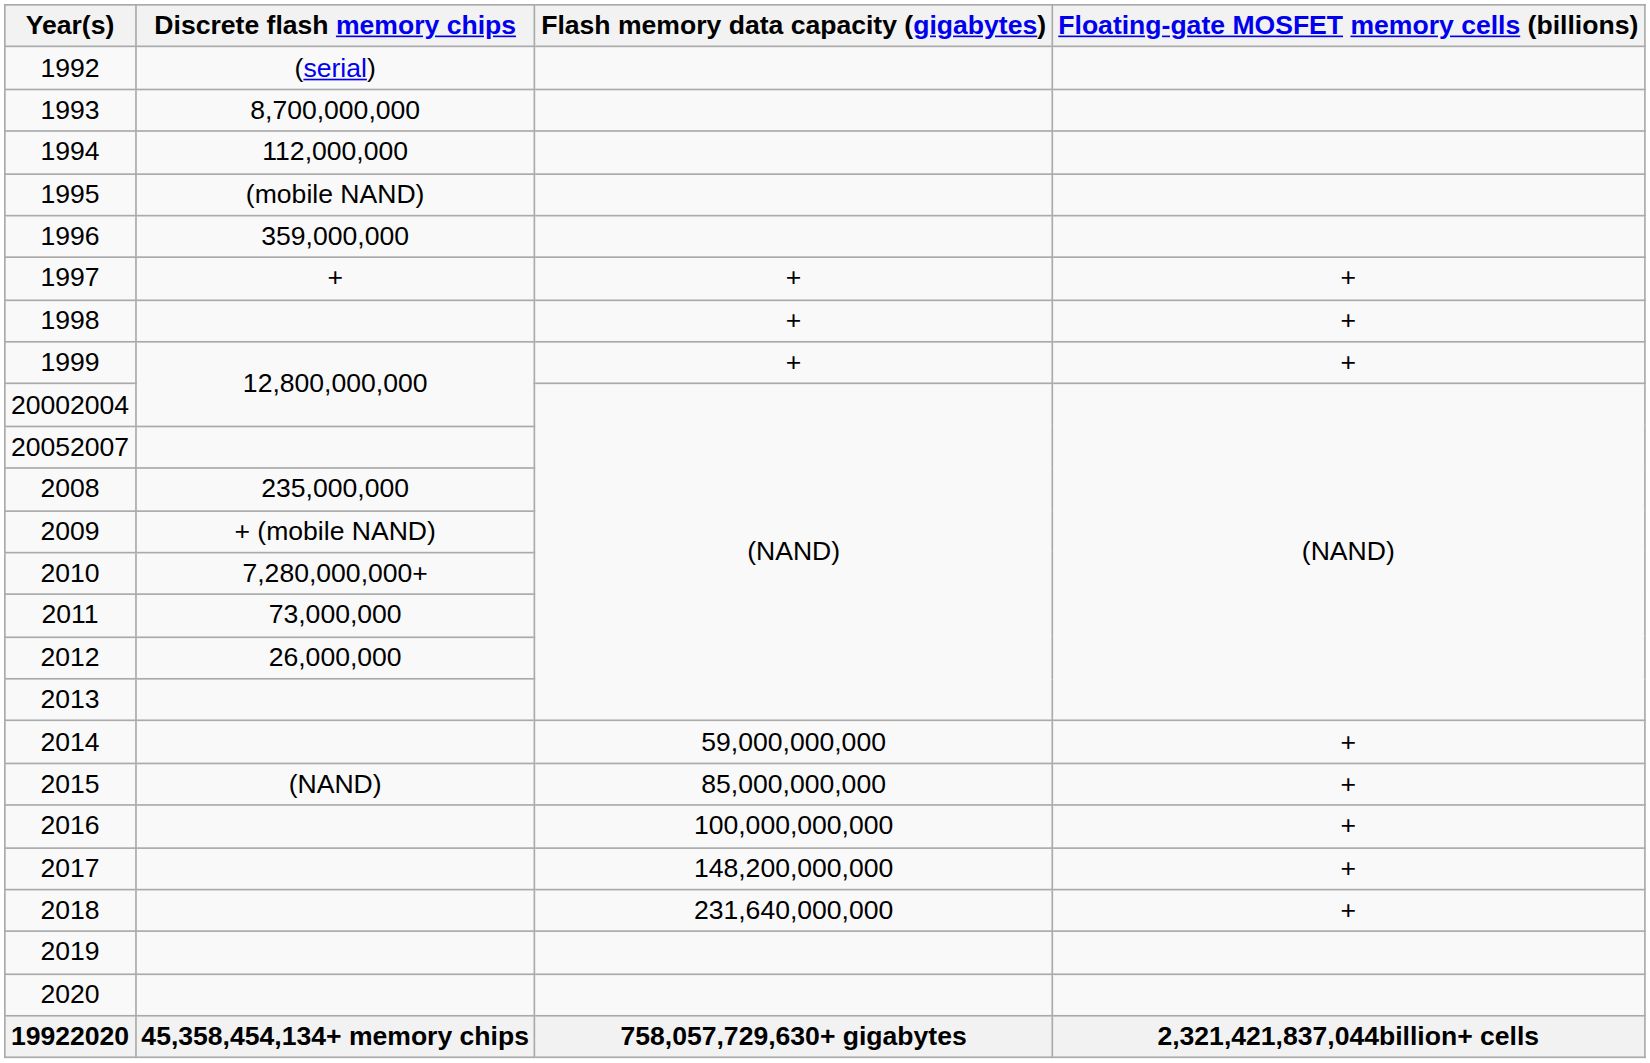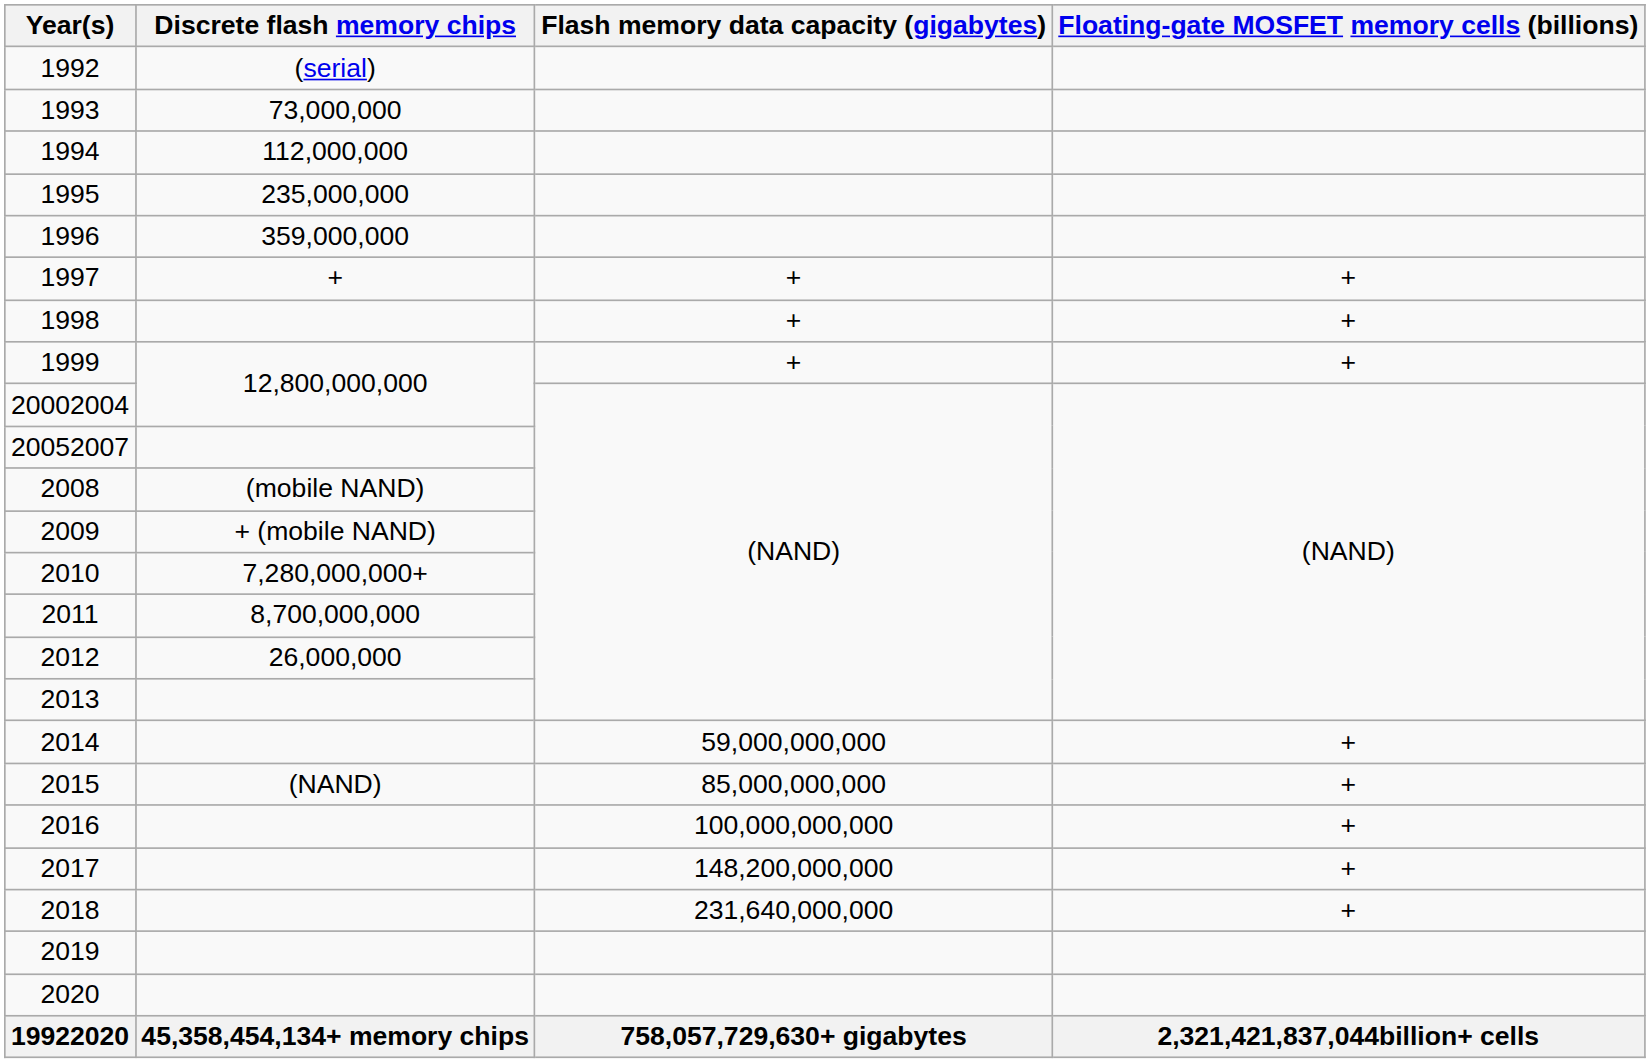(335, 109) 8,700,000,000 -> (335, 109) 73,000,000
(335, 194) (mobile NAND) -> (335, 194) 235,000,000
(335, 488) 235,000,000 -> (335, 488) (mobile NAND)
(335, 615) 73,000,000 -> (335, 615) 8,700,000,000
